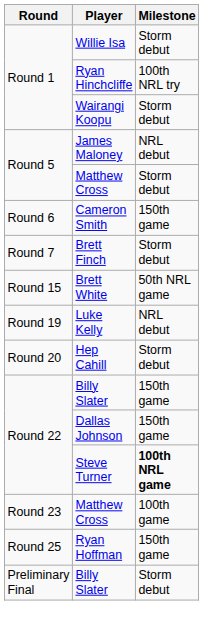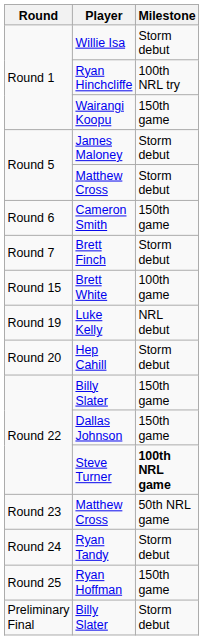(155, 112) Storm debut -> (154, 112) 150th game
(154, 147) NRL debut -> (155, 147) Storm debut
(165, 287) 50th NRL game -> (154, 287) 100th game
(154, 512) 100th game -> (165, 512) 50th NRL game
+ row: (34, 547)
